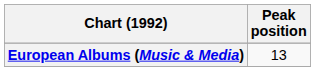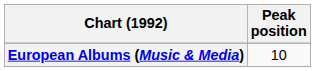(279, 54) 13 -> (279, 54) 10
